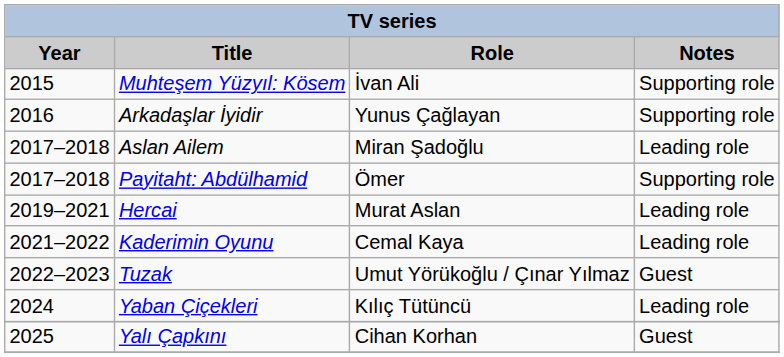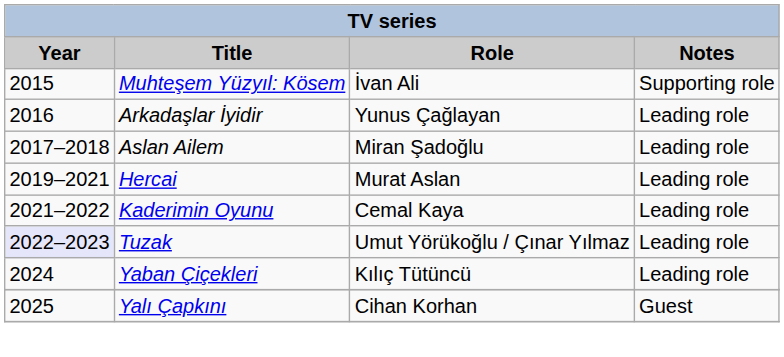(707, 116) Supporting role -> (694, 116) Leading role
- row: (213, 179)
(59, 274) no background -> (59, 242) lavender background
(666, 274) Guest -> (694, 242) Leading role
